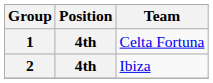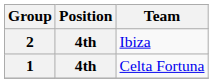rows swapped: (30, 41) <-> (30, 66)
